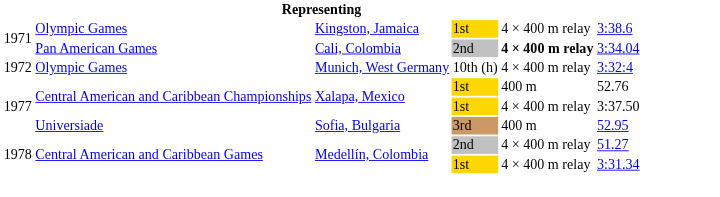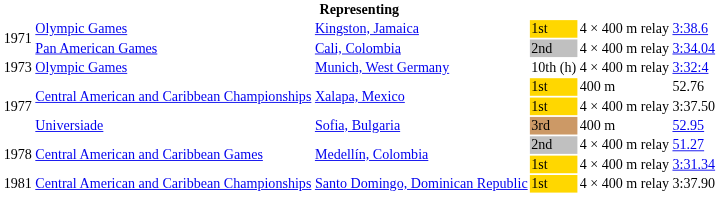(547, 48) bold -> (624, 48) normal
(18, 67) 1972 -> (18, 67) 1973
+ row: (421, 183)
